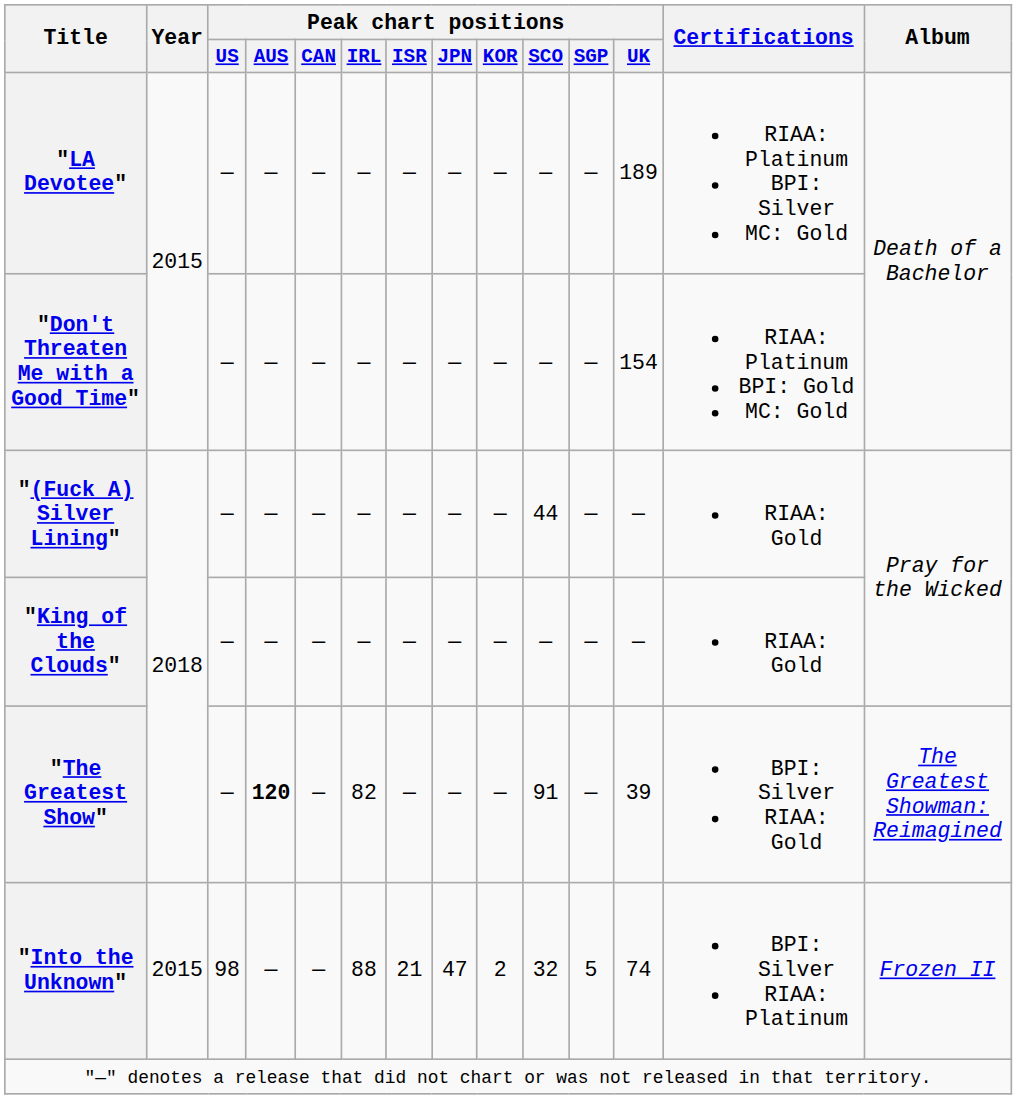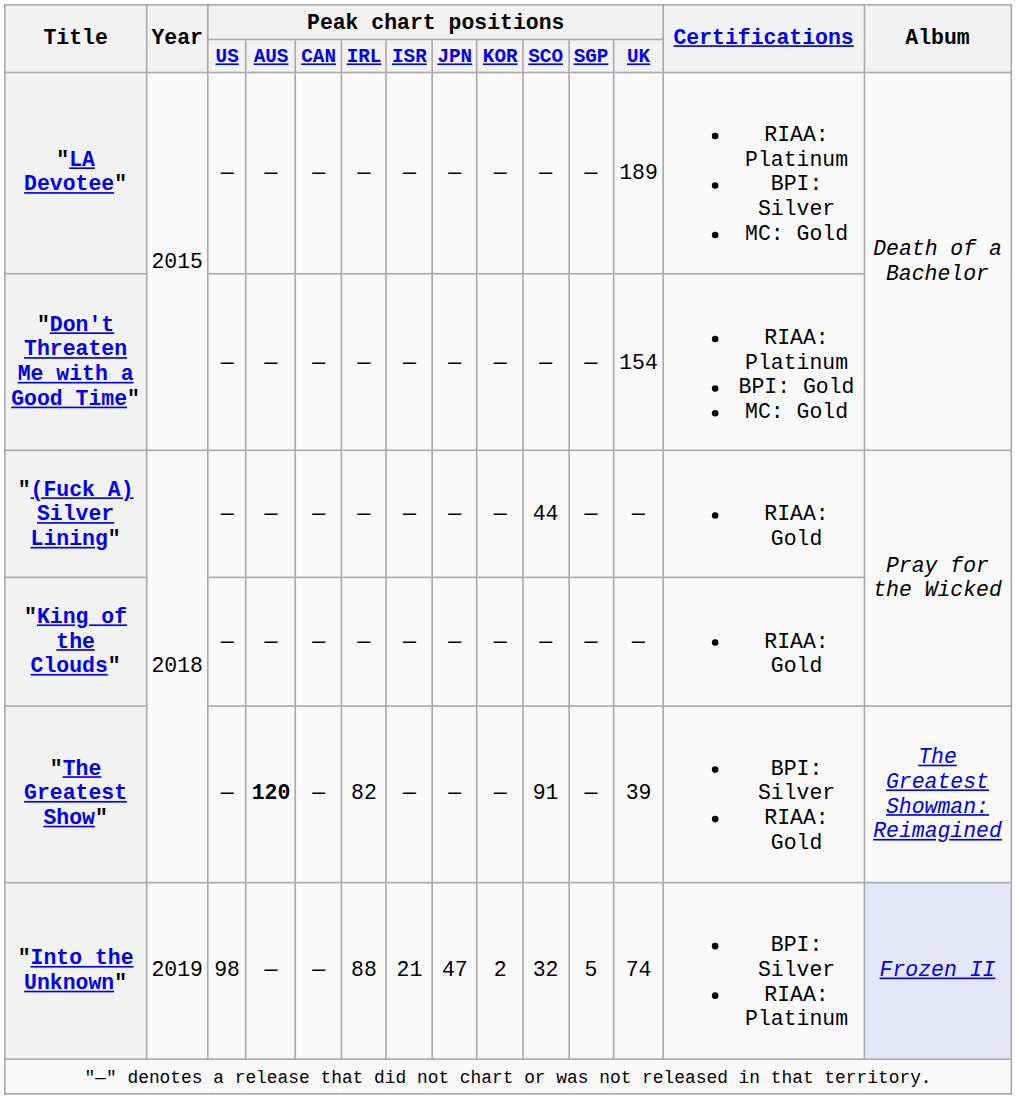(177, 971) 2015 -> (177, 971) 2019
(937, 971) no background -> (937, 971) lavender background
